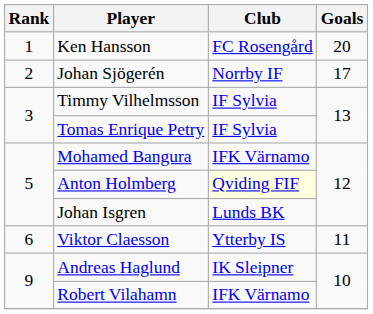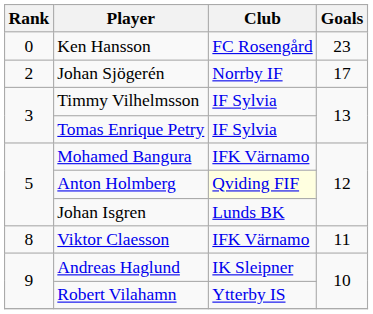(29, 45) 1 -> (29, 45) 0
(342, 45) 20 -> (342, 45) 23
(29, 239) 6 -> (29, 239) 8
(249, 239) Ytterby IS -> (261, 239) IFK Värnamo
(261, 294) IFK Värnamo -> (249, 294) Ytterby IS
